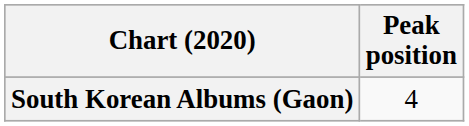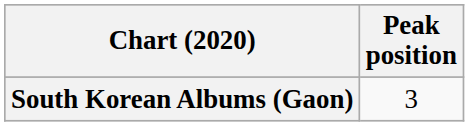(411, 98) 4 -> (411, 98) 3
